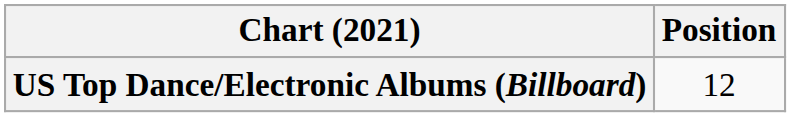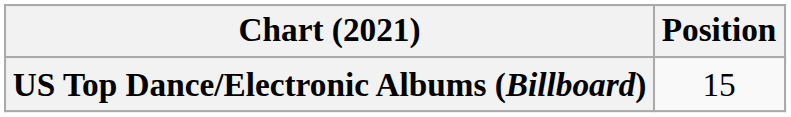(719, 83) 12 -> (719, 83) 15
